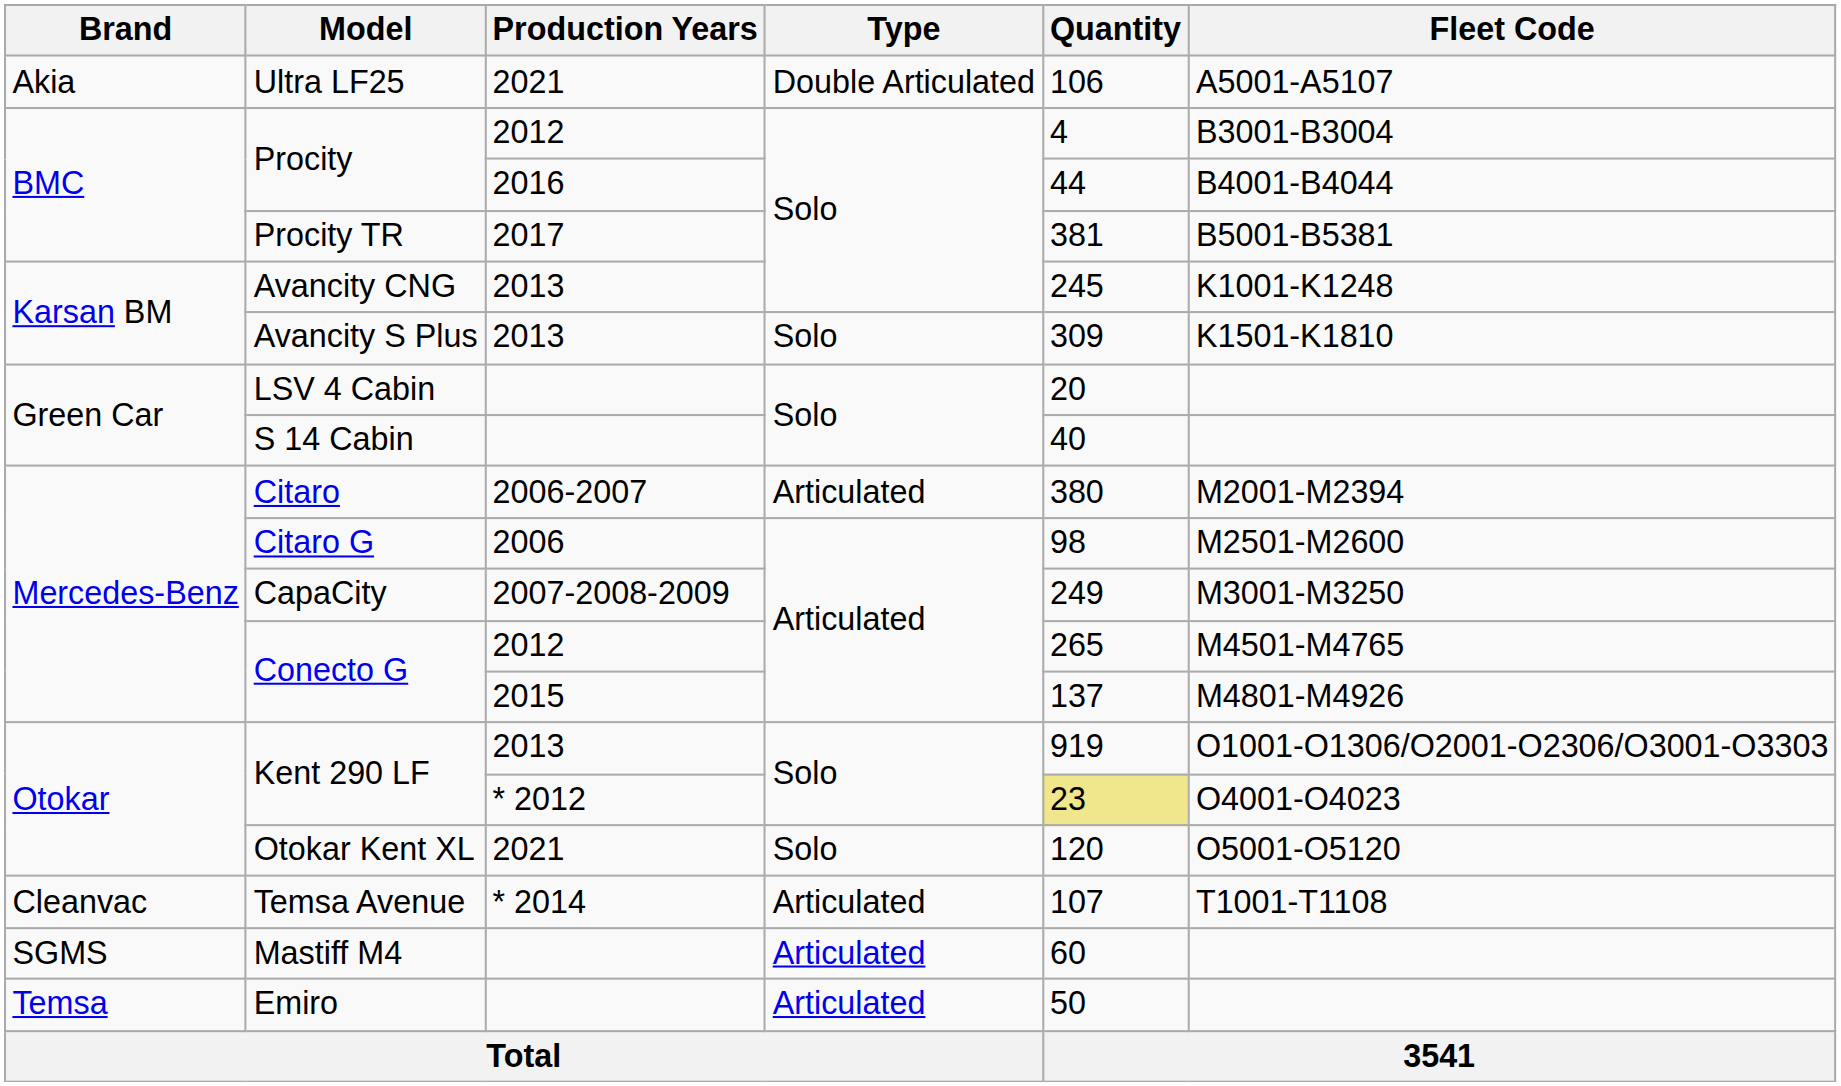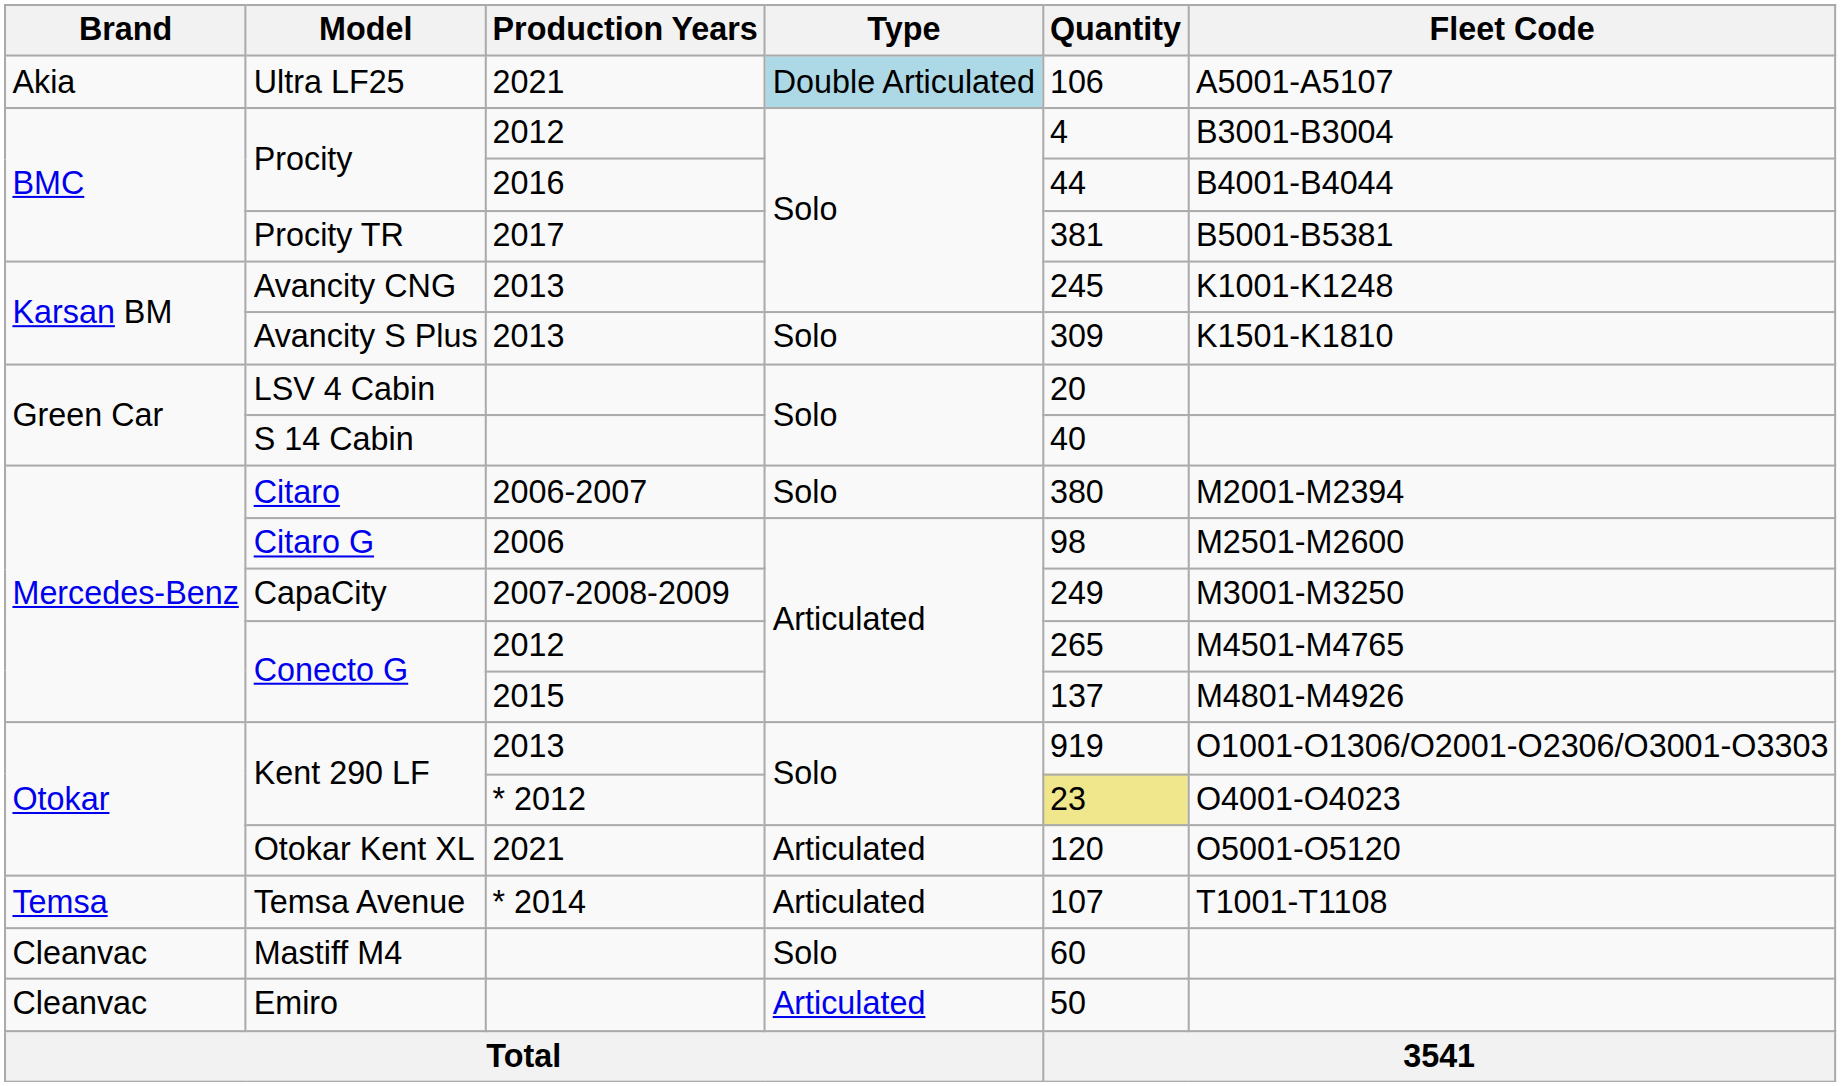(904, 81) no background -> (904, 81) lightblue background
(849, 491) Articulated -> (805, 491) Solo
(805, 850) Solo -> (849, 850) Articulated
(80, 901) Cleanvac -> (60, 901) Temsa
(60, 952) SGMS -> (80, 952) Cleanvac
(849, 952) Articulated -> (805, 952) Solo
(60, 1004) Temsa -> (80, 1004) Cleanvac
